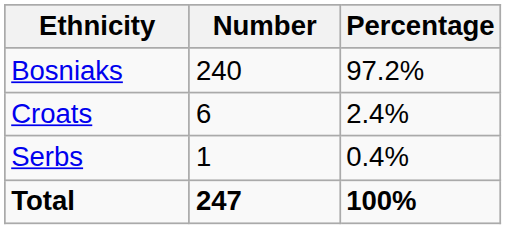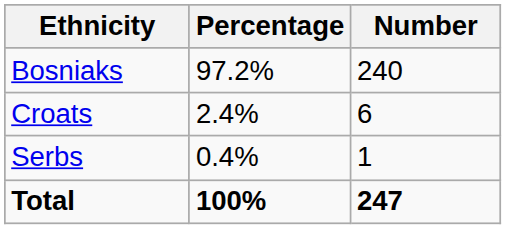columns swapped: (265, 26) <-> (420, 26)
